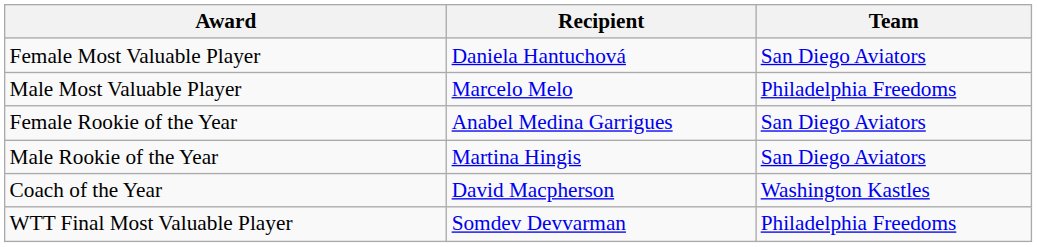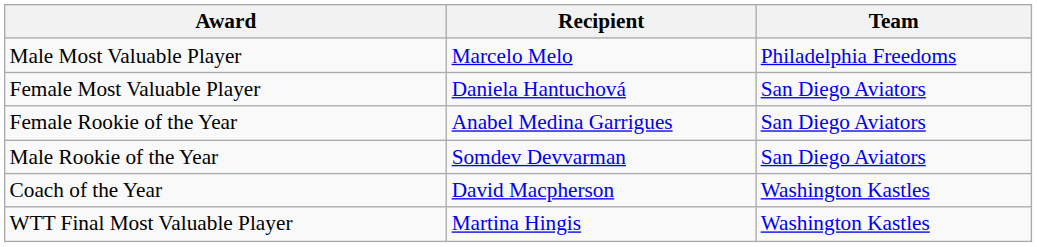rows swapped: (135, 55) <-> (126, 88)
(516, 156) Martina Hingis -> (539, 156) Somdev Devvarman
(539, 223) Somdev Devvarman -> (516, 223) Martina Hingis
(859, 223) Philadelphia Freedoms -> (845, 223) Washington Kastles
